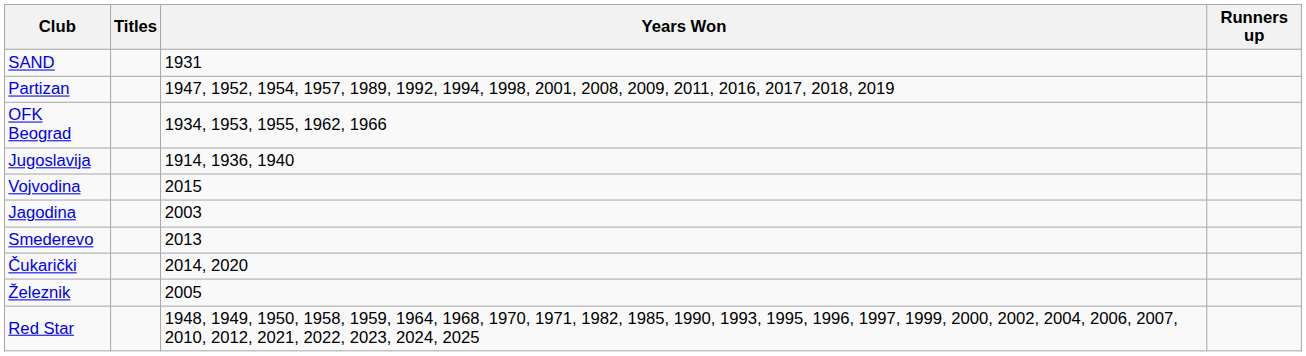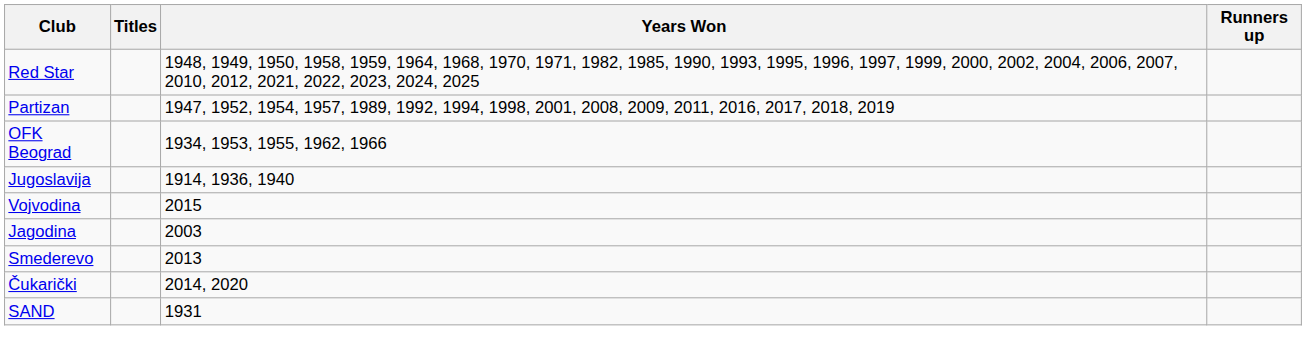rows swapped: (41, 328) <-> (31, 62)
- row: (39, 292)
